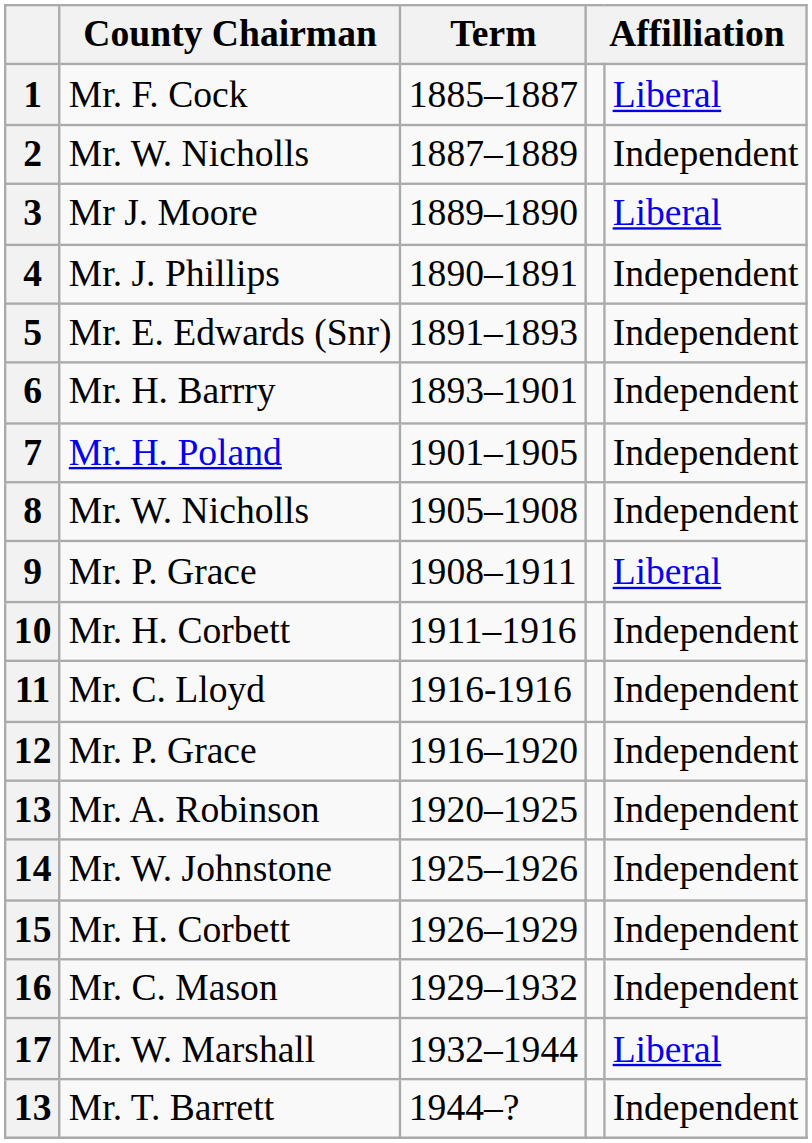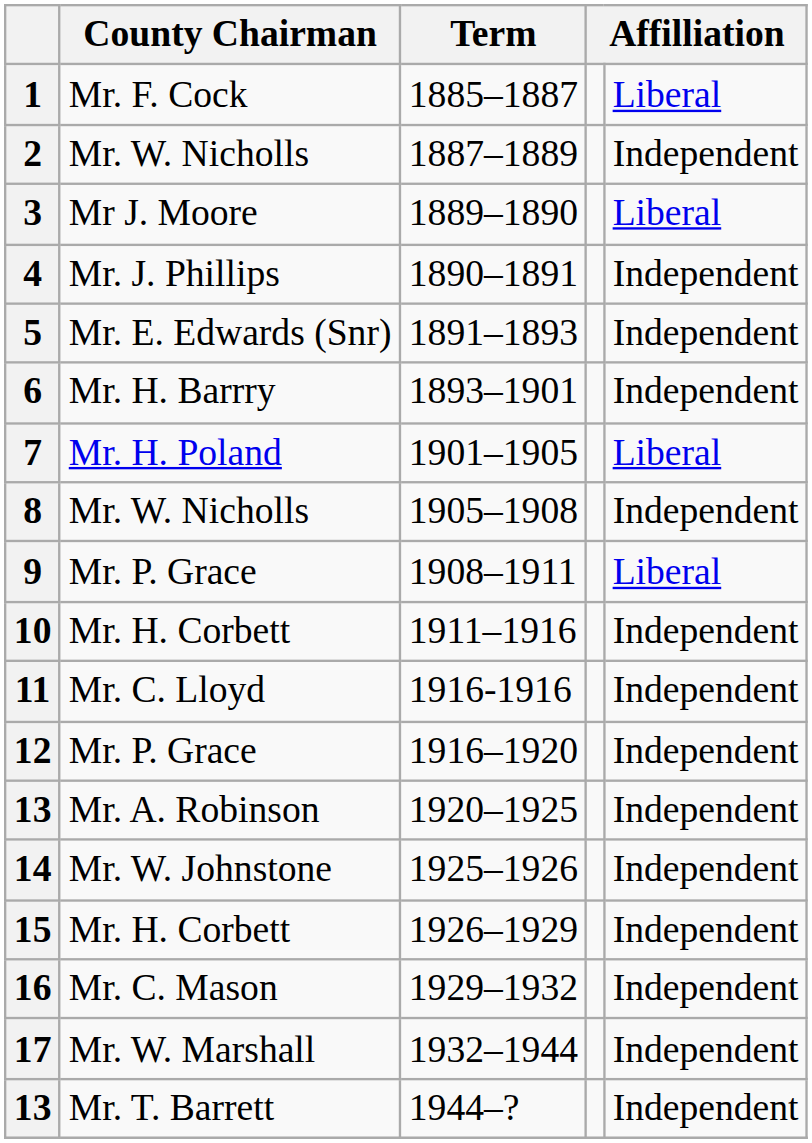(706, 451) Independent -> (667, 451) Liberal
(667, 1048) Liberal -> (706, 1048) Independent
